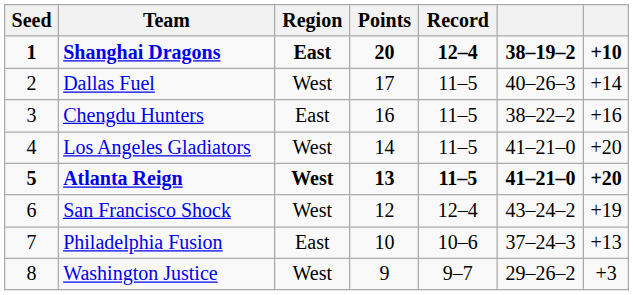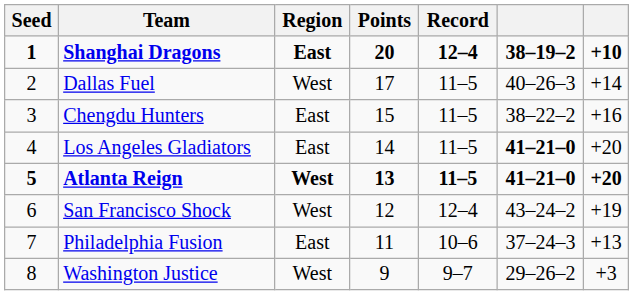(384, 115) 16 -> (384, 115) 15
(312, 147) West -> (312, 147) East
(540, 147) normal -> (540, 147) bold
(384, 242) 10 -> (384, 242) 11
